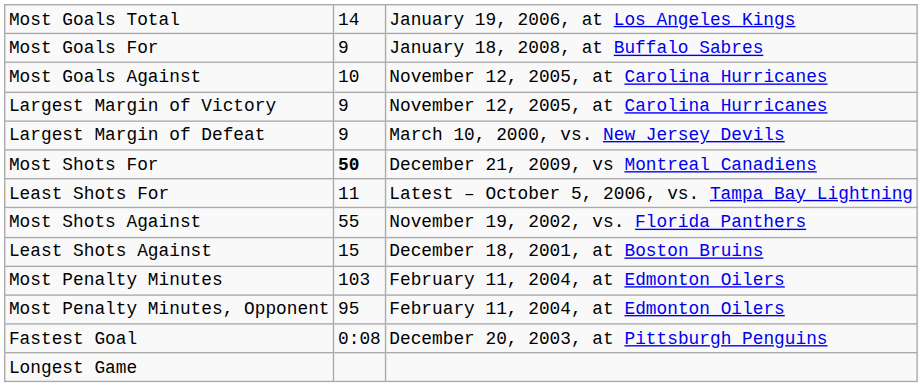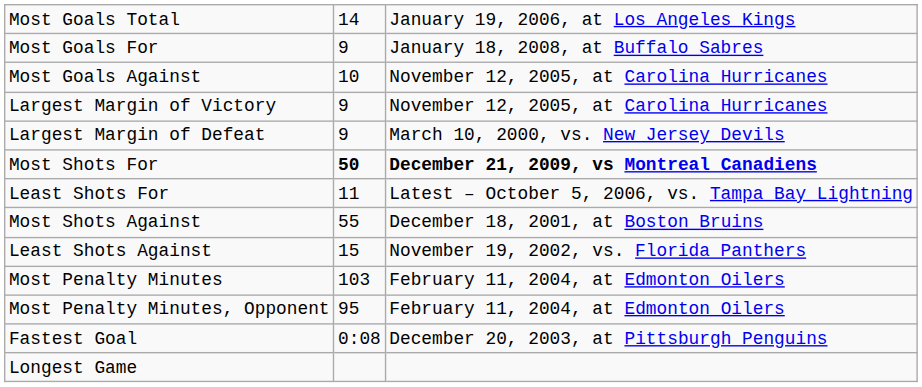(603, 164) normal -> (603, 164) bold
(598, 222) November 19, 2002, vs. Florida Panthers -> (576, 222) December 18, 2001, at Boston Bruins
(576, 251) December 18, 2001, at Boston Bruins -> (598, 251) November 19, 2002, vs. Florida Panthers
